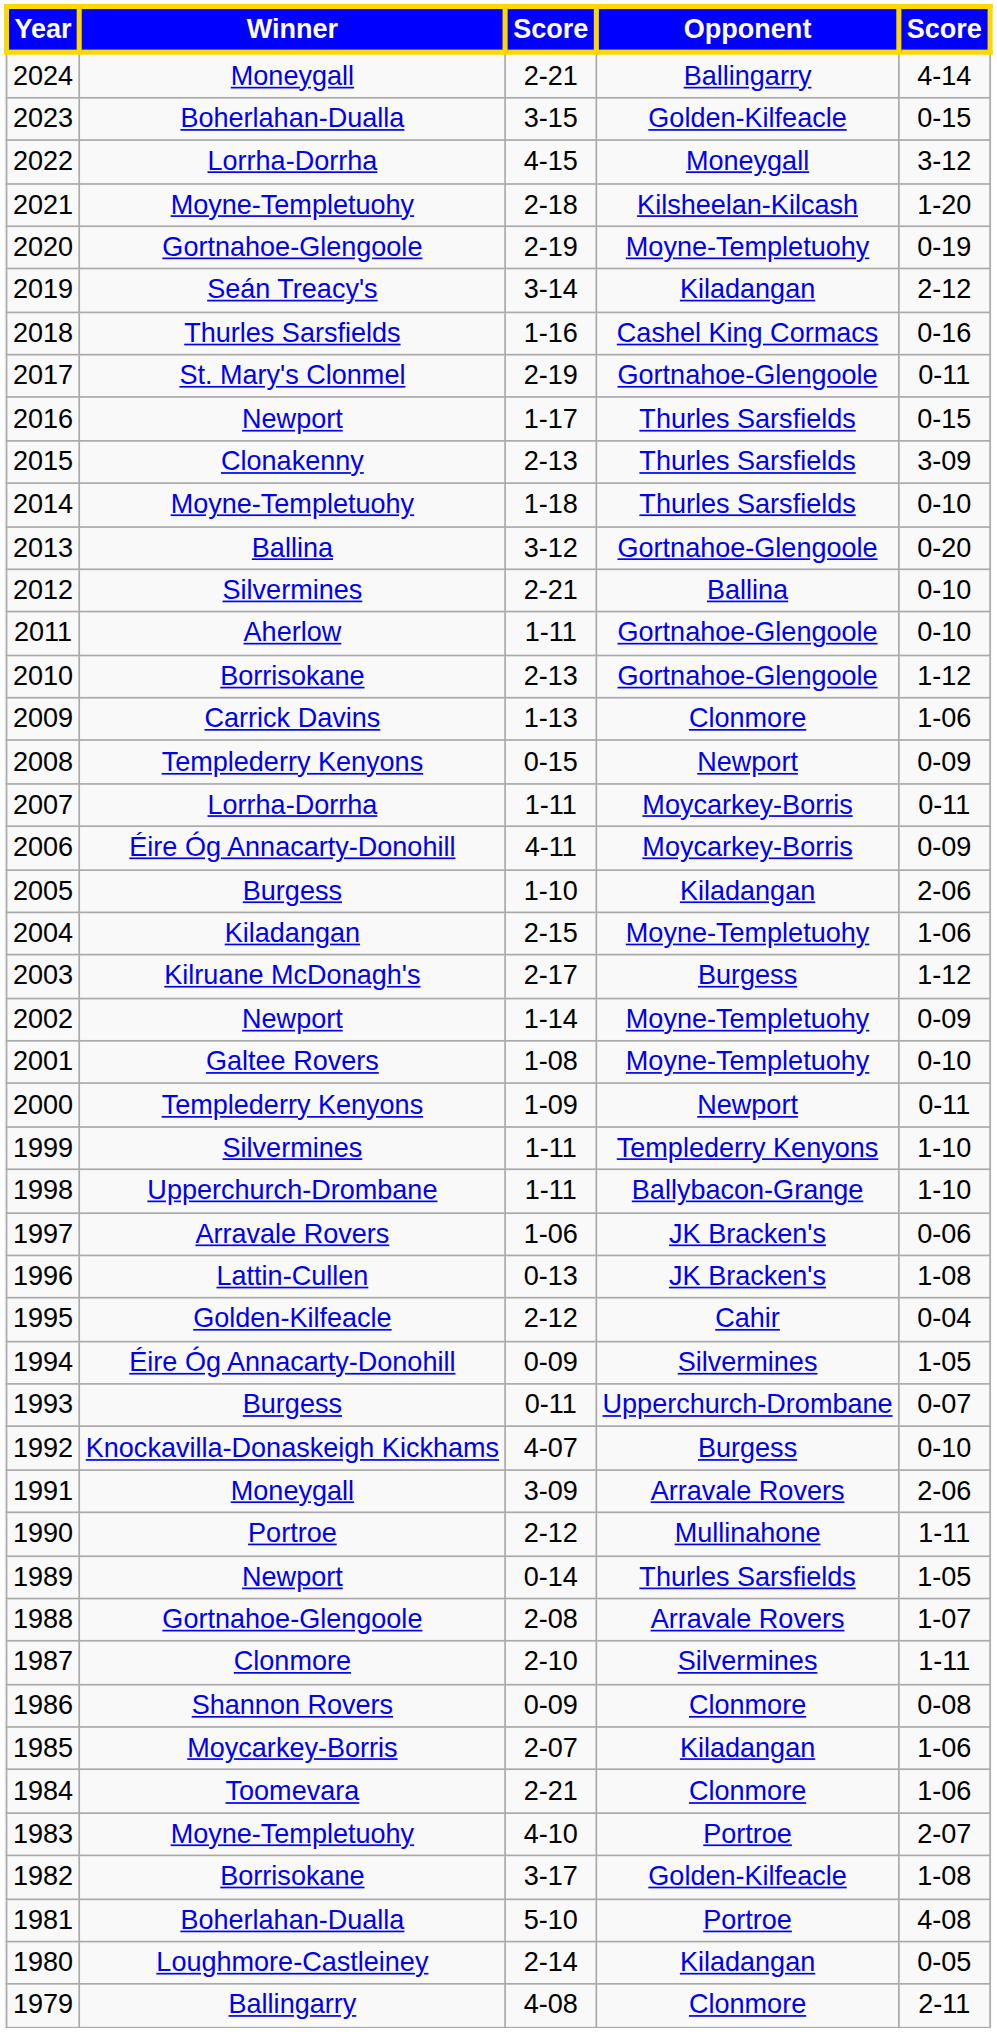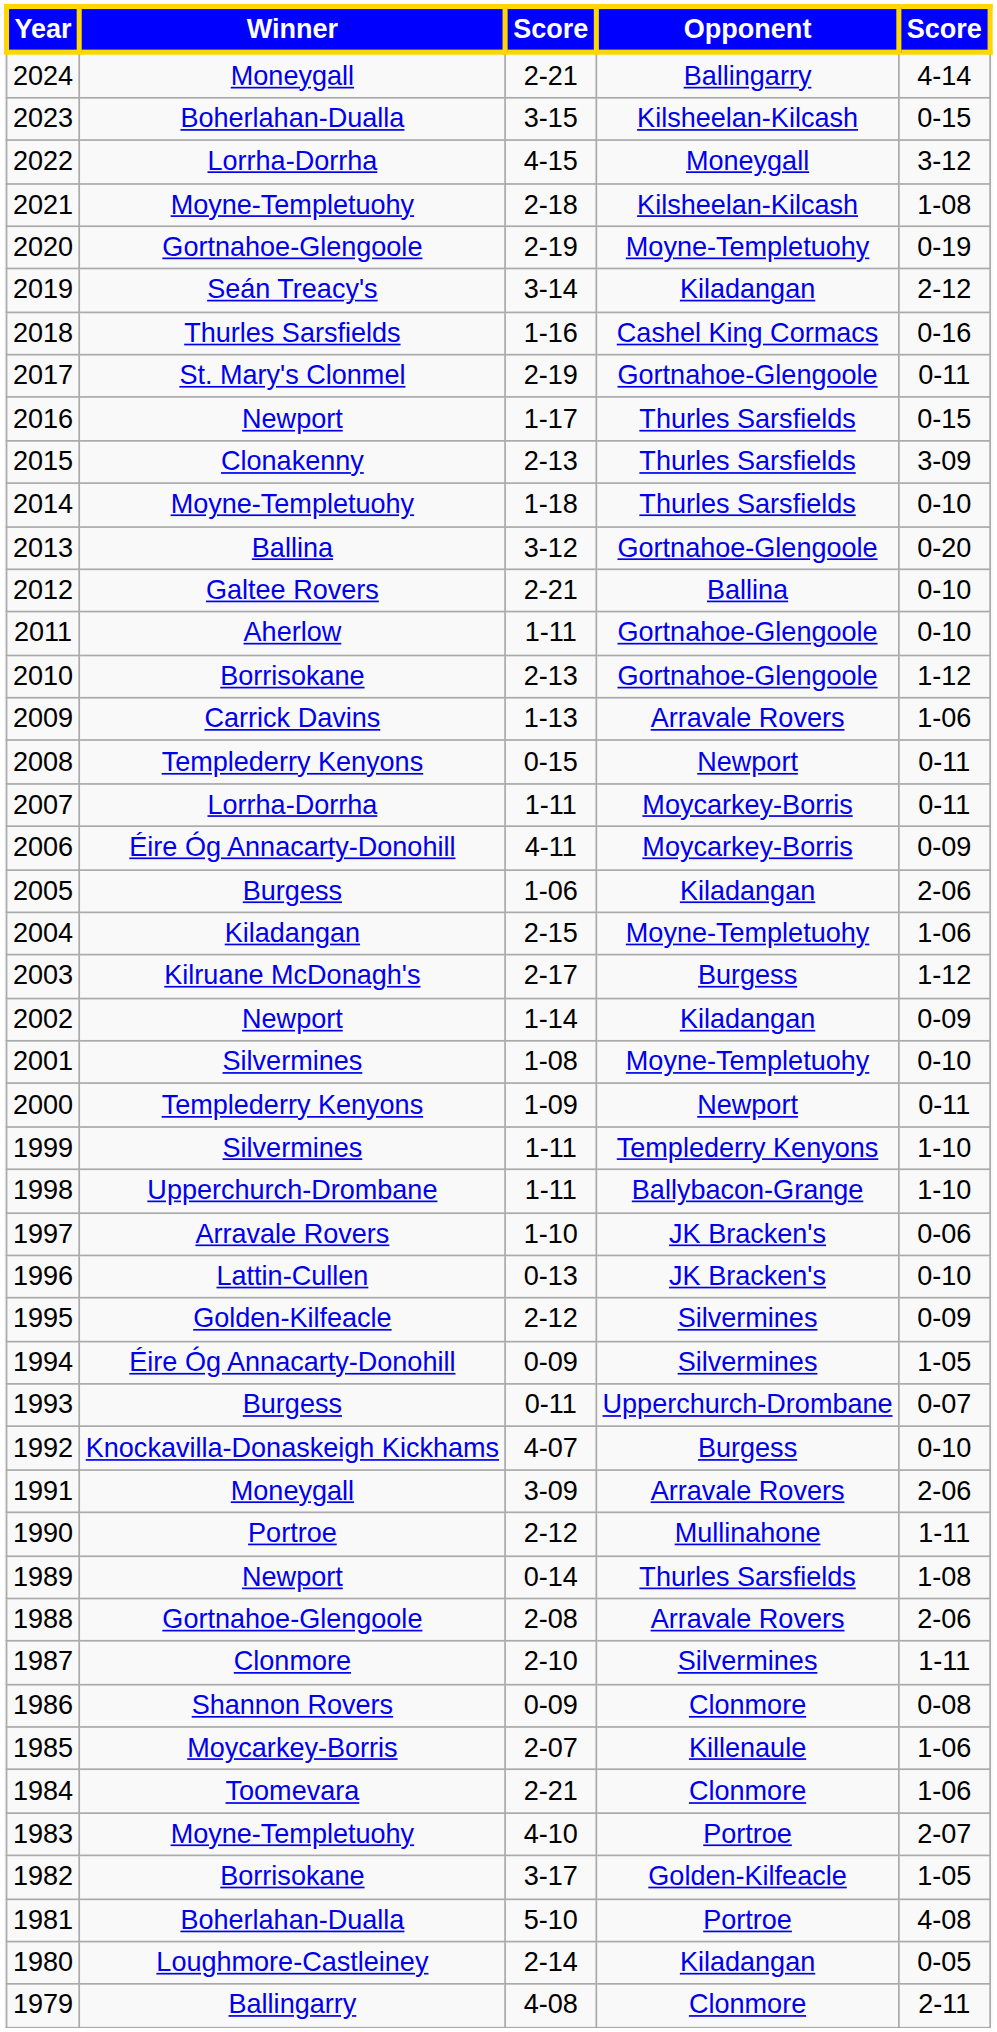(748, 118) Golden-Kilfeacle -> (748, 118) Kilsheelan-Kilcash
(944, 204) 1-20 -> (944, 204) 1-08
(292, 590) Silvermines -> (292, 590) Galtee Rovers
(748, 718) Clonmore -> (748, 718) Arravale Rovers
(944, 761) 0-09 -> (944, 761) 0-11
(551, 890) 1-10 -> (551, 890) 1-06
(748, 1019) Moyne-Templetuohy -> (748, 1019) Kiladangan
(292, 1061) Galtee Rovers -> (292, 1061) Silvermines
(551, 1233) 1-06 -> (551, 1233) 1-10
(944, 1276) 1-08 -> (944, 1276) 0-10
(748, 1319) Cahir -> (748, 1319) Silvermines
(944, 1319) 0-04 -> (944, 1319) 0-09
(944, 1576) 1-05 -> (944, 1576) 1-08
(944, 1619) 1-07 -> (944, 1619) 2-06
(748, 1748) Kiladangan -> (748, 1748) Killenaule
(944, 1876) 1-08 -> (944, 1876) 1-05
